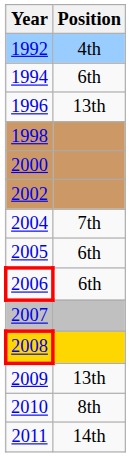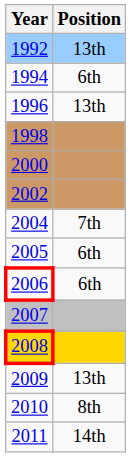(89, 48) 4th -> (89, 48) 13th
